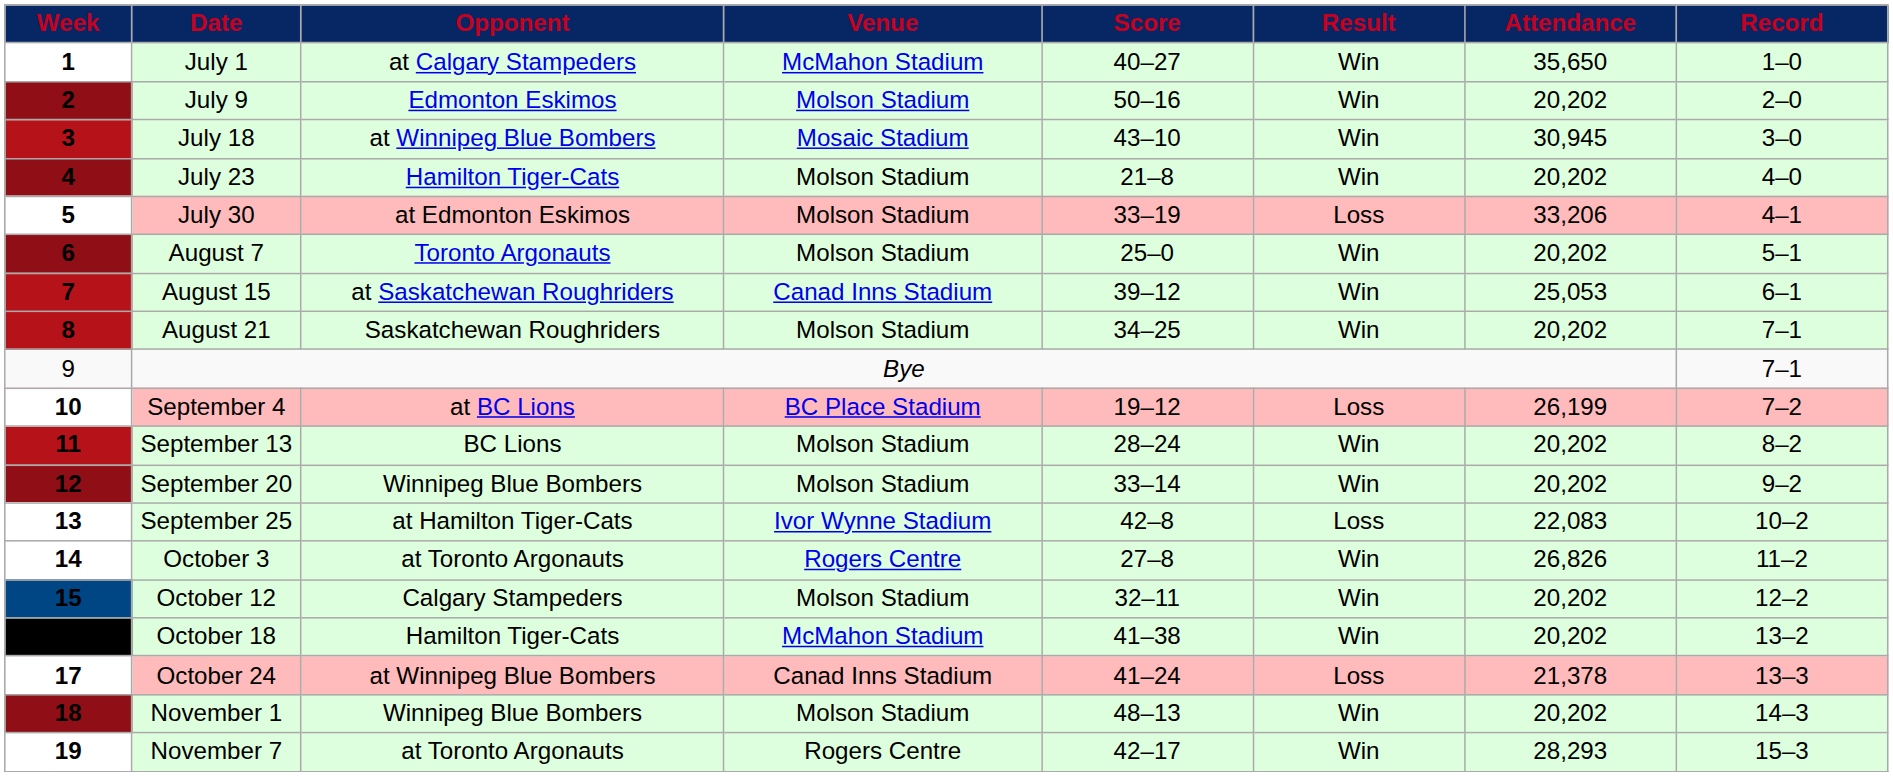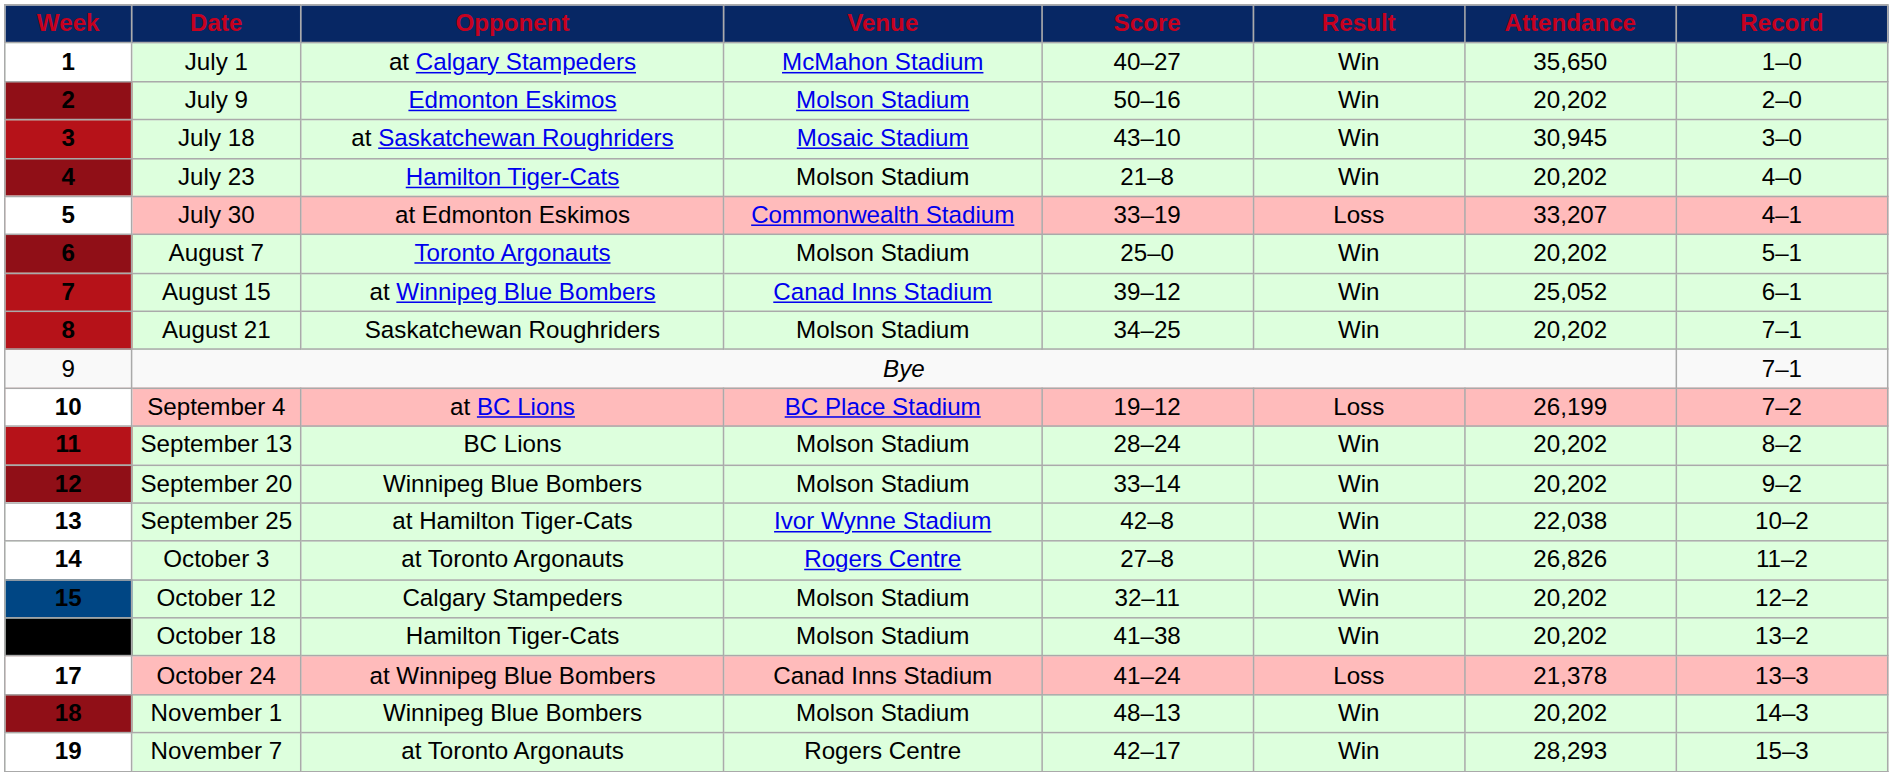(512, 138) at Winnipeg Blue Bombers -> (512, 138) at Saskatchewan Roughriders
(883, 215) Molson Stadium -> (883, 215) Commonwealth Stadium
(1570, 215) 33,206 -> (1570, 215) 33,207
(512, 291) at Saskatchewan Roughriders -> (512, 291) at Winnipeg Blue Bombers
(1570, 291) 25,053 -> (1570, 291) 25,052
(1359, 521) Loss -> (1359, 521) Win
(1570, 521) 22,083 -> (1570, 521) 22,038
(883, 636) McMahon Stadium -> (883, 636) Molson Stadium
